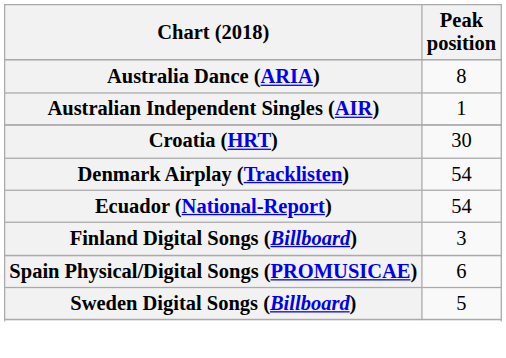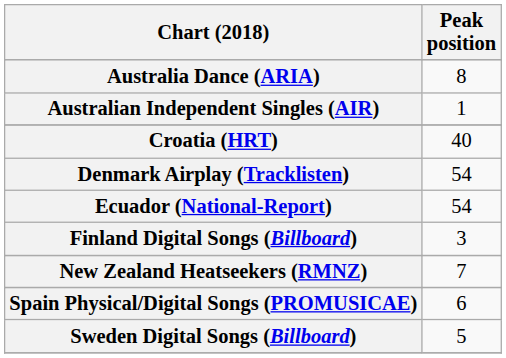(461, 141) 30 -> (461, 141) 40
+ row: (213, 271)
